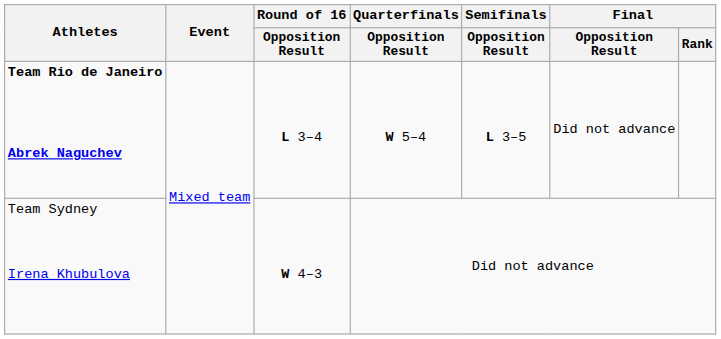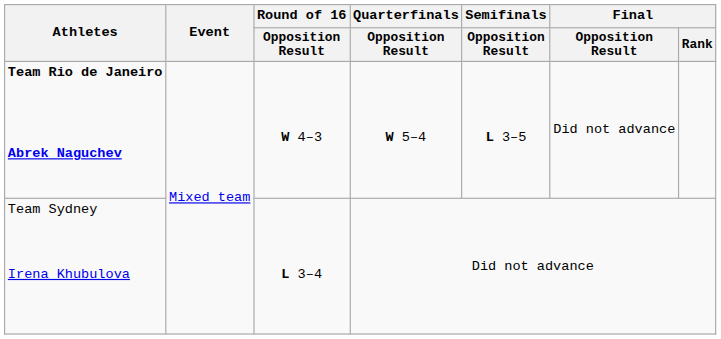(302, 138) L 3–4 -> (302, 138) W 4–3
(302, 274) W 4–3 -> (302, 274) L 3–4
